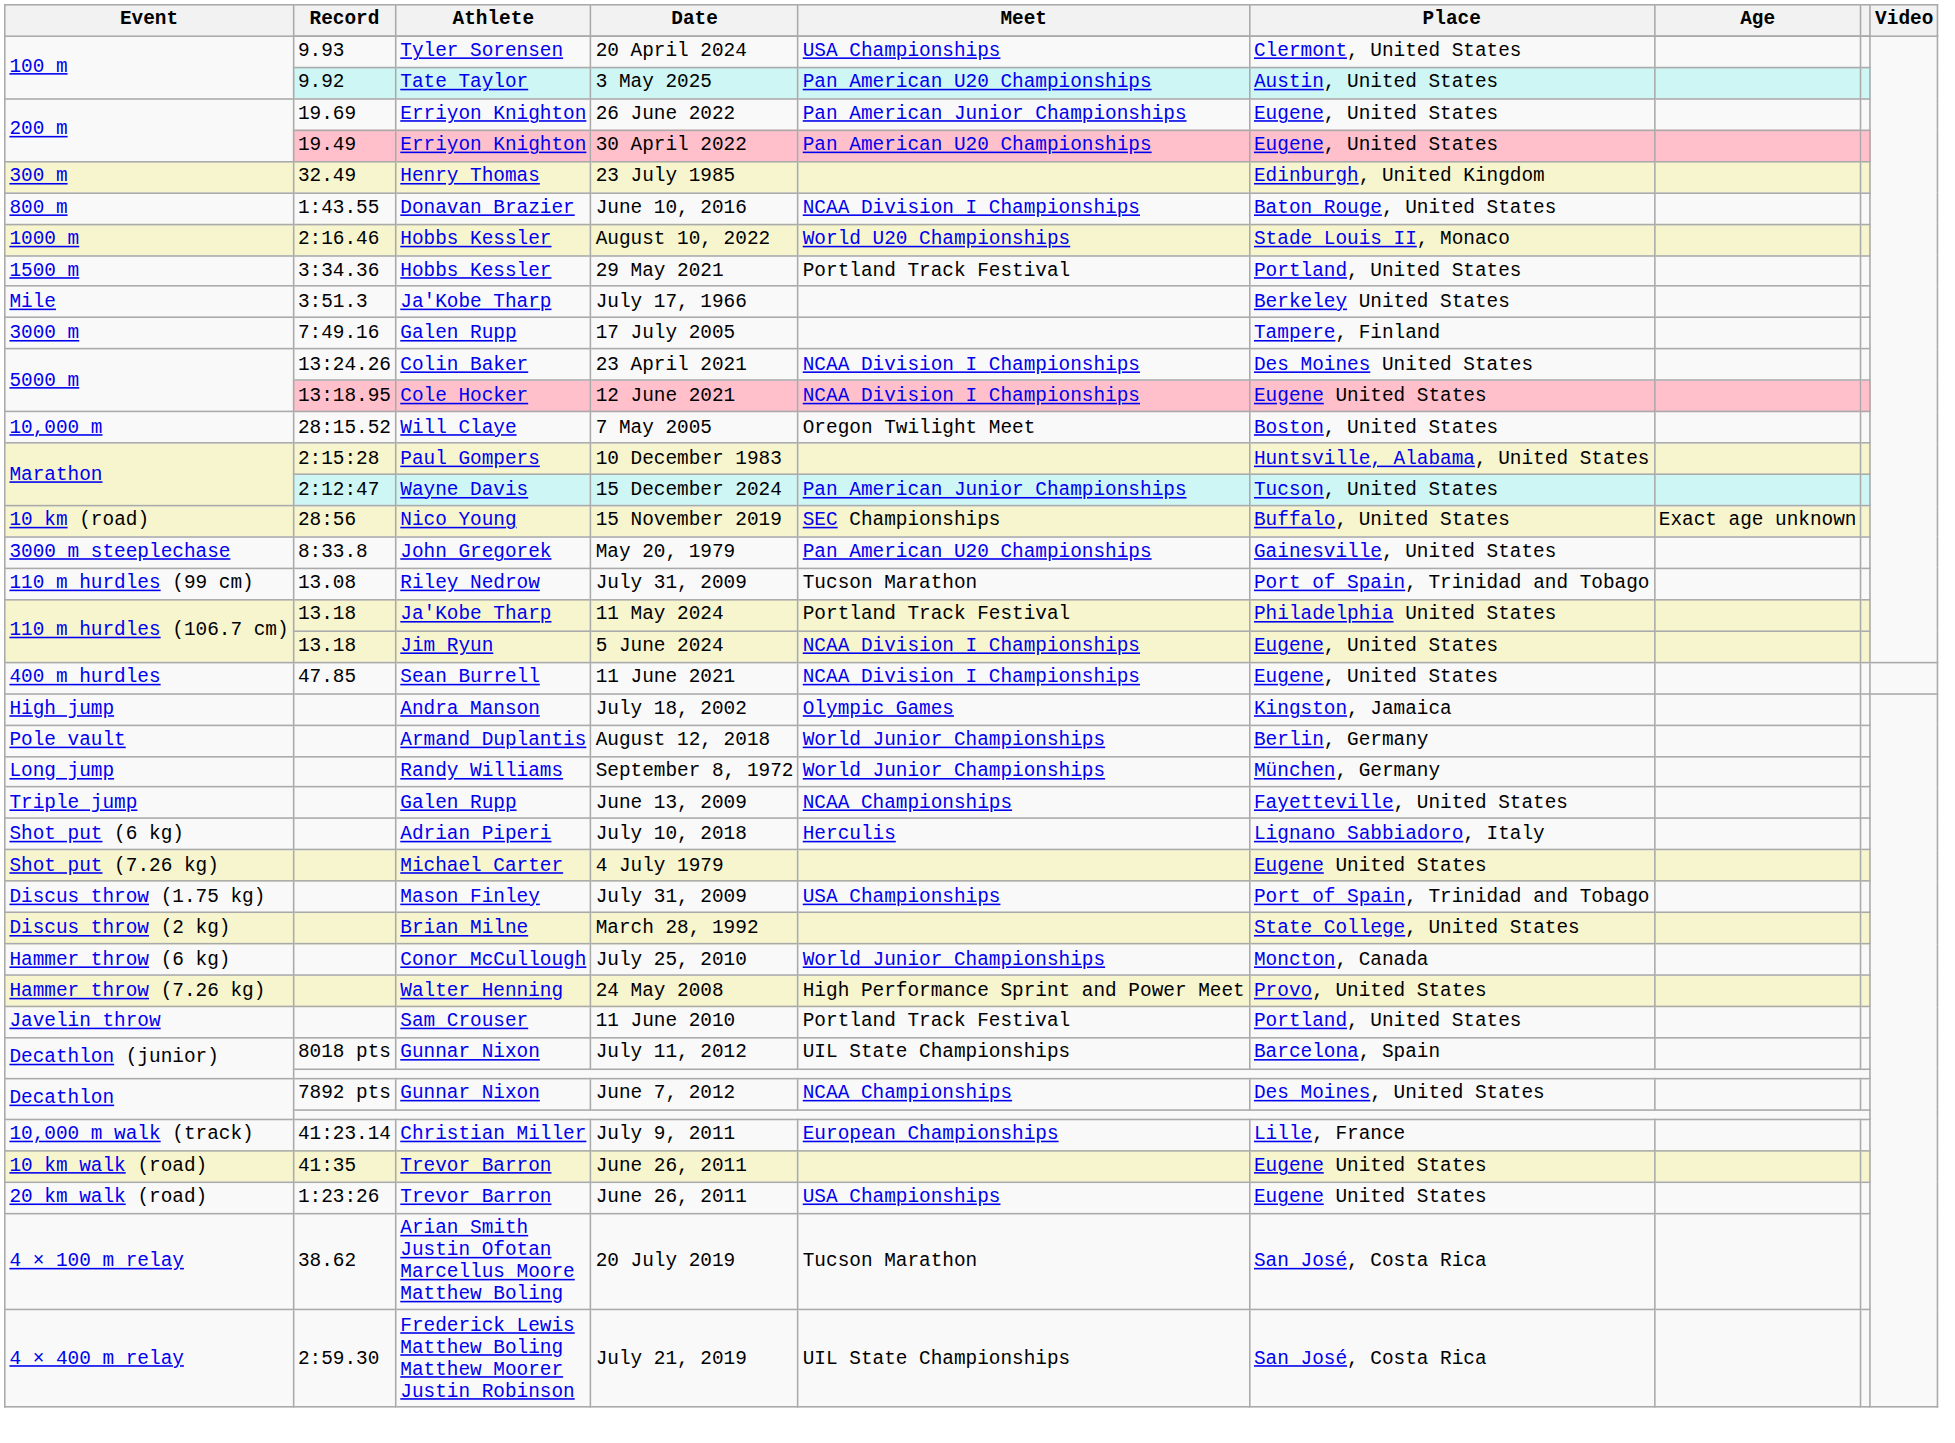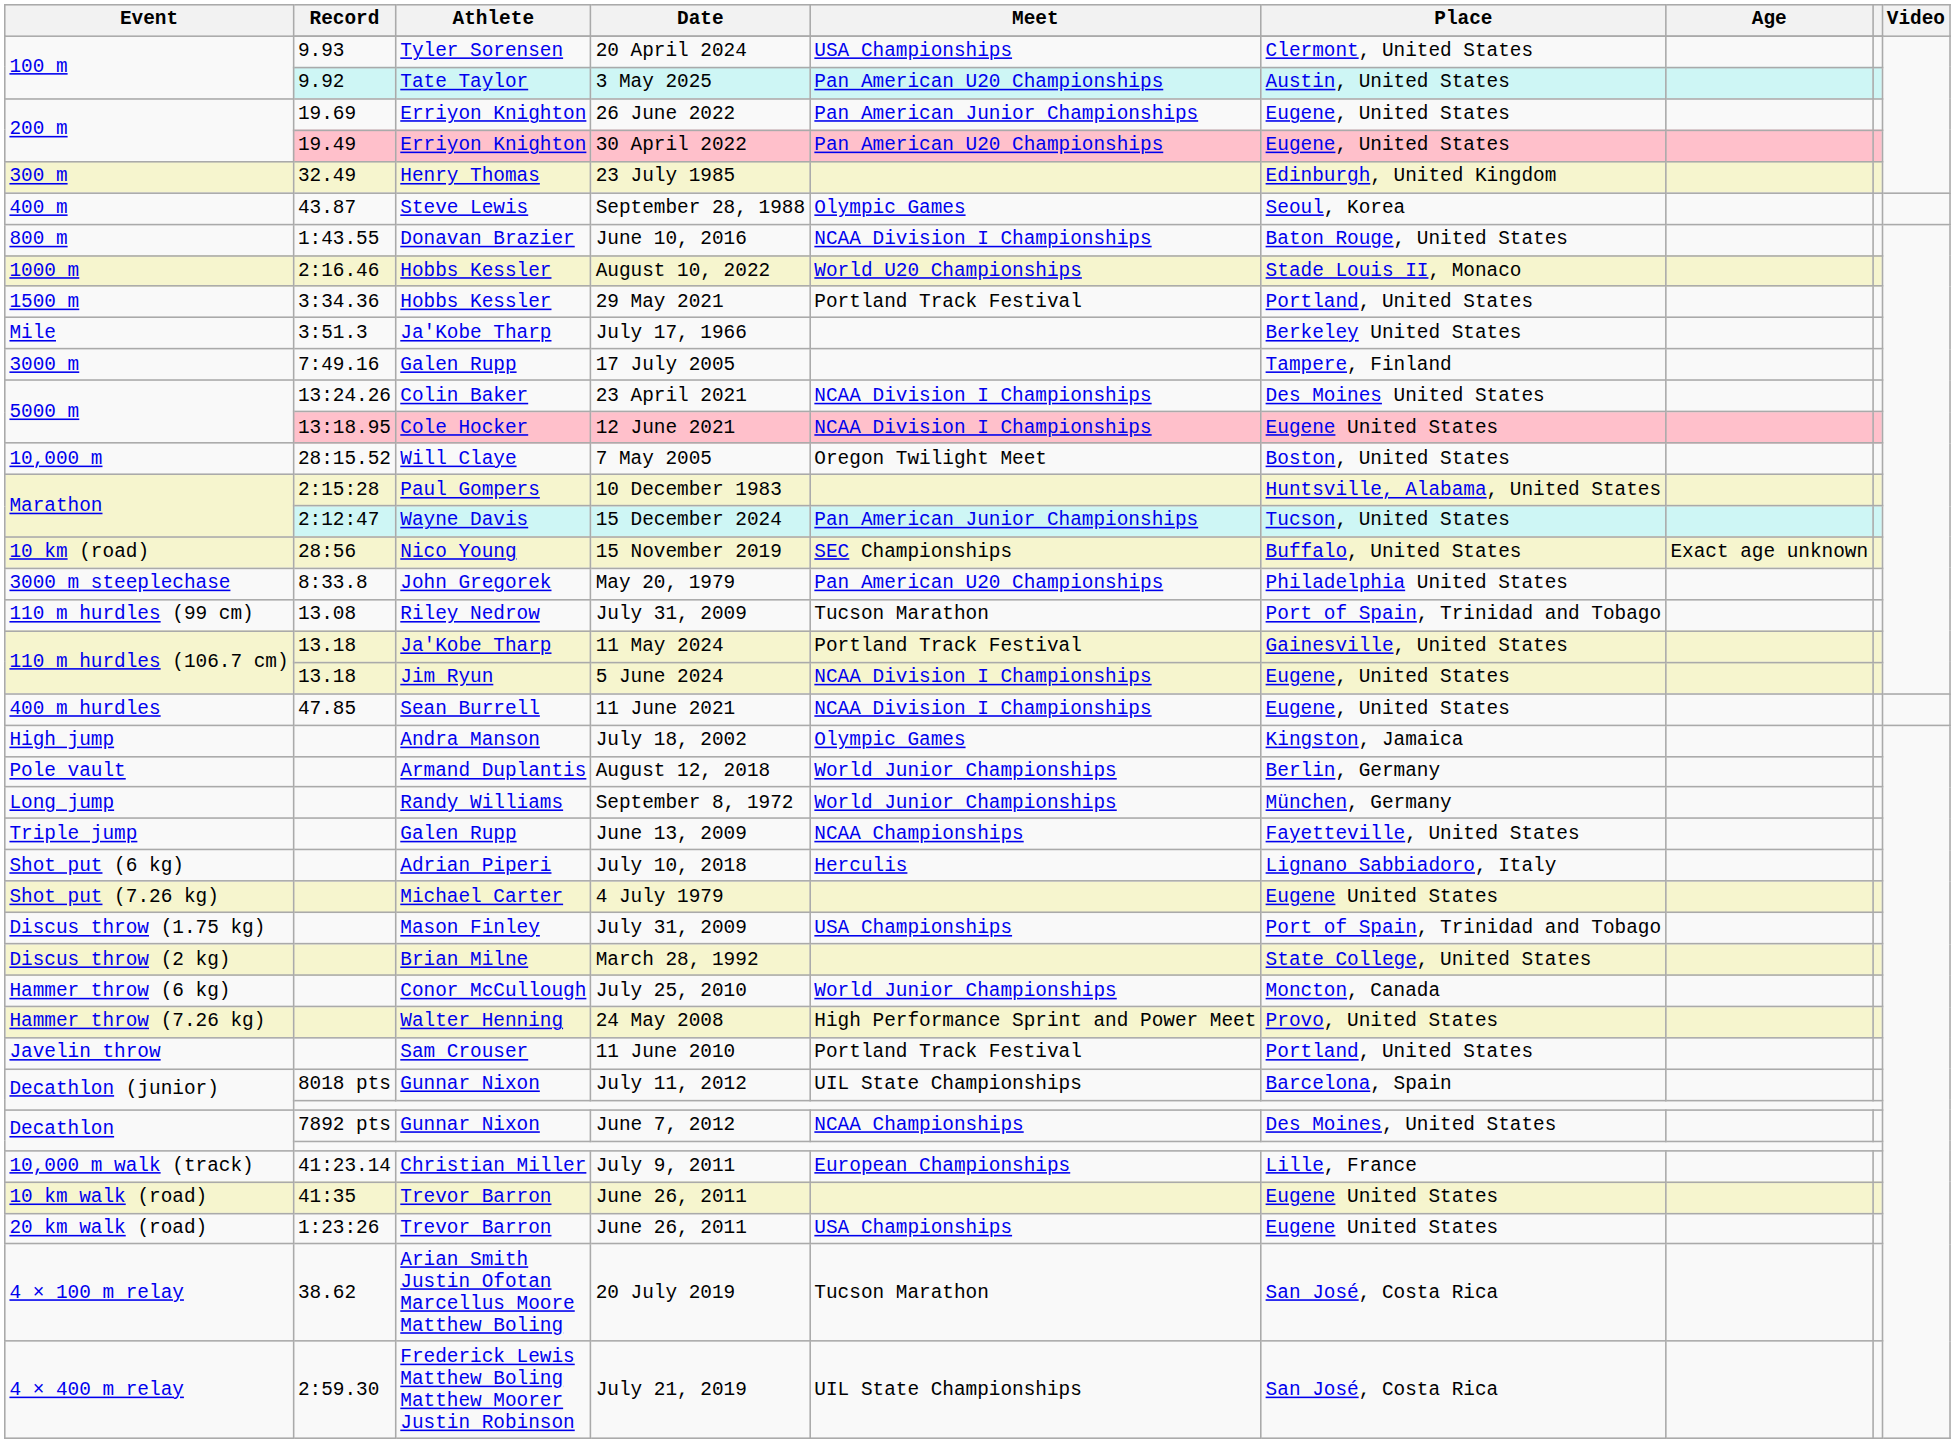+ row: (39, 209)
(1405, 553) Gainesville, United States -> (1417, 584) Philadelphia United States
(1405, 616) Philadelphia United States -> (1417, 647) Gainesville, United States
